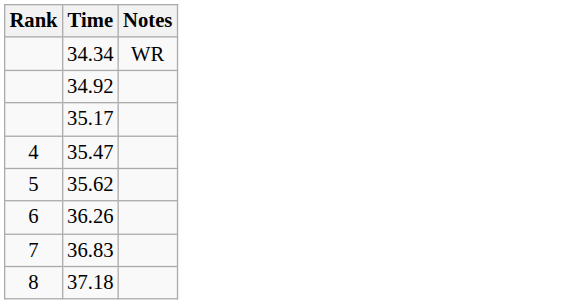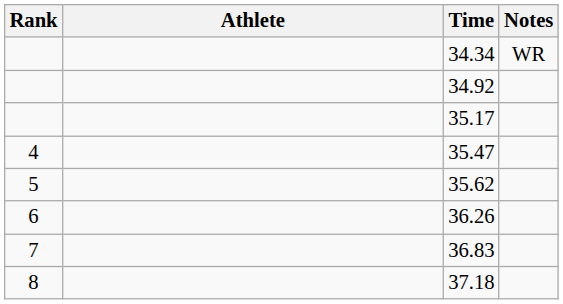+ column: (253, 20)
